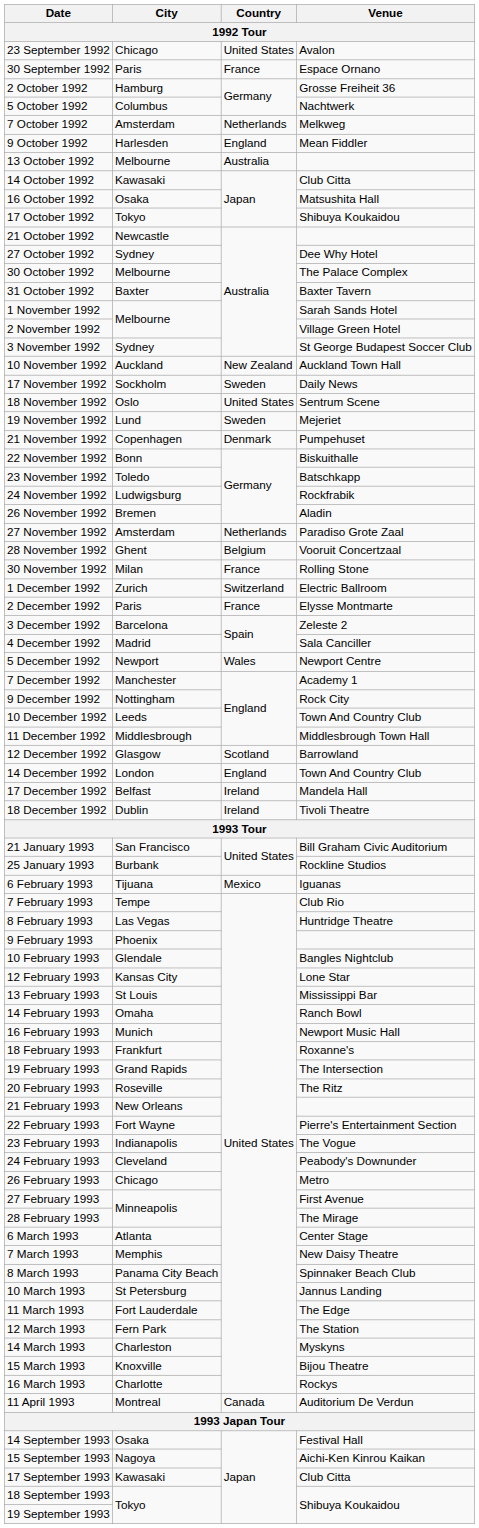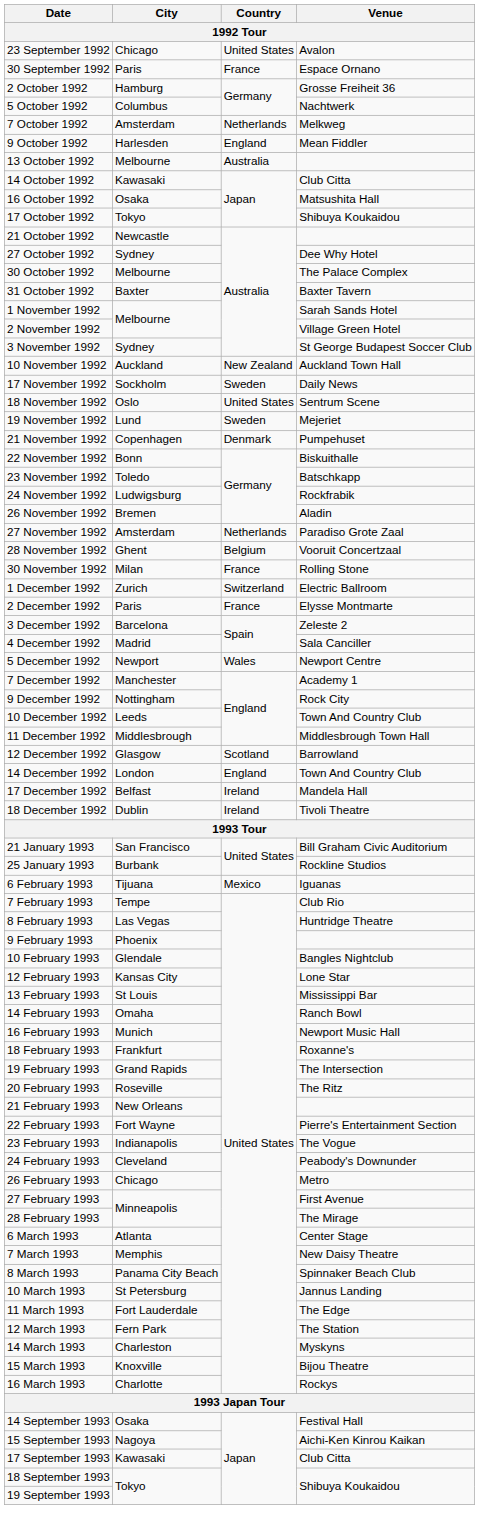- row: (41, 1403)
